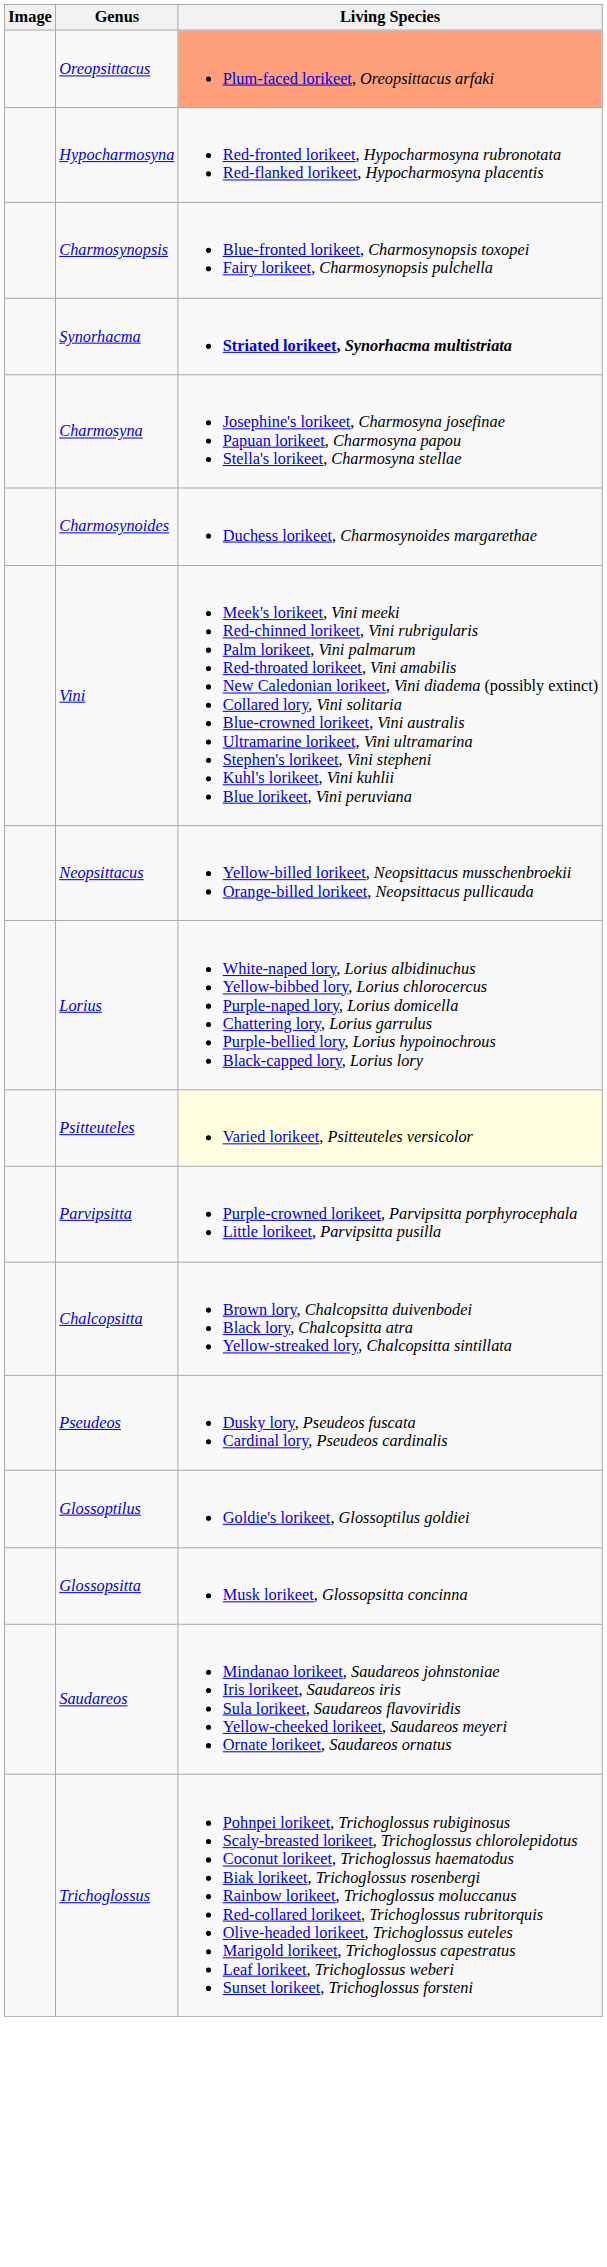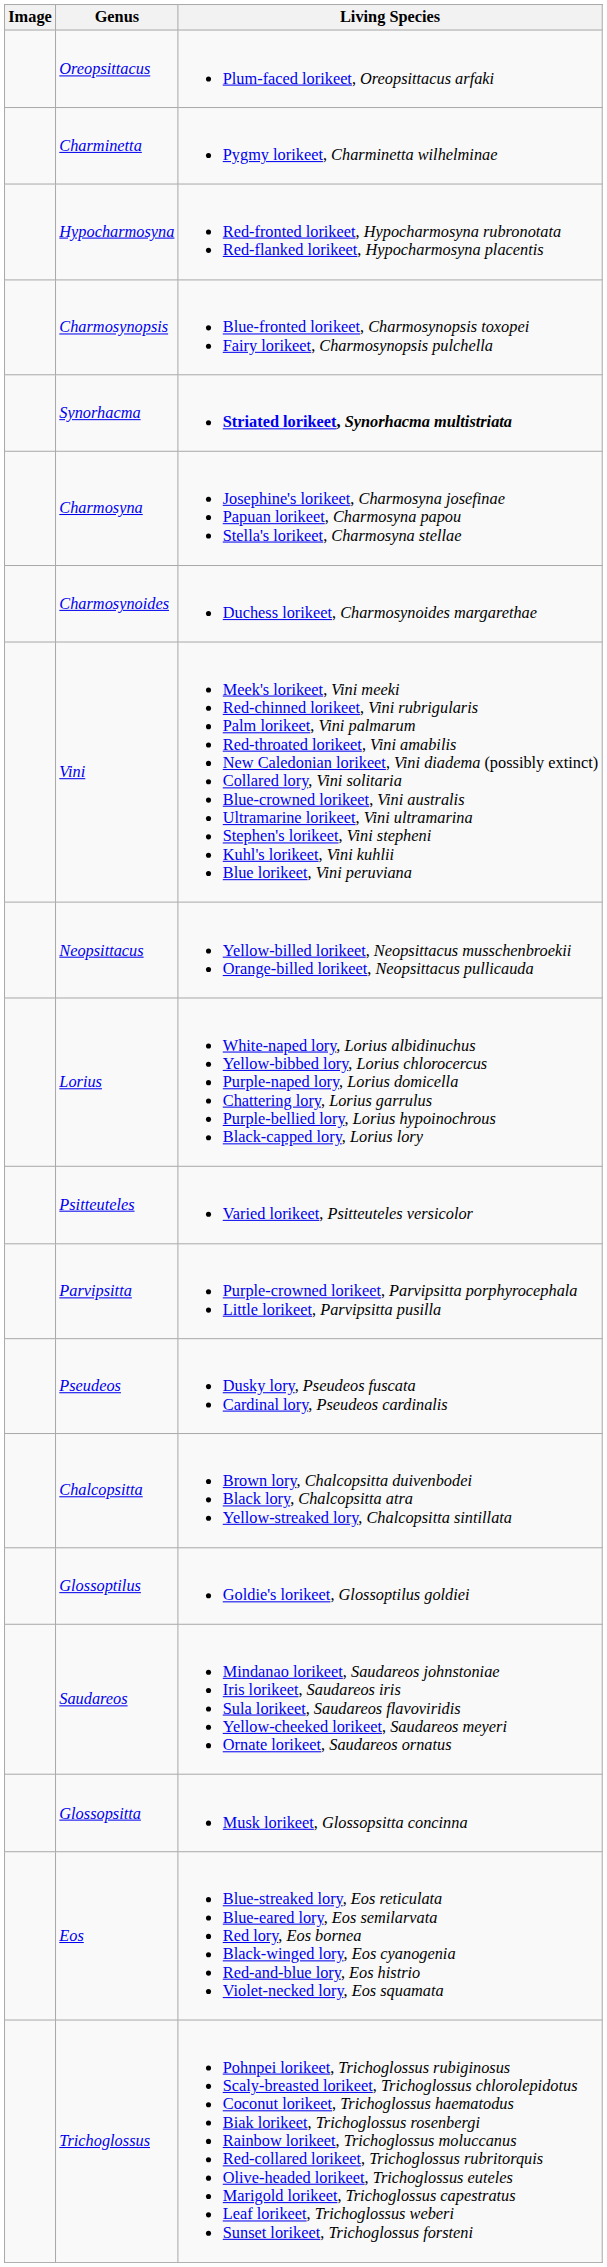(390, 78) lightsalmon background -> (390, 78) no background
+ row: (101, 145)
(390, 1137) lightyellow background -> (390, 1214) no background
rows swapped: (90, 1422) <-> (101, 1318)
rows swapped: (100, 1585) <-> (93, 1699)
+ row: (72, 1935)
